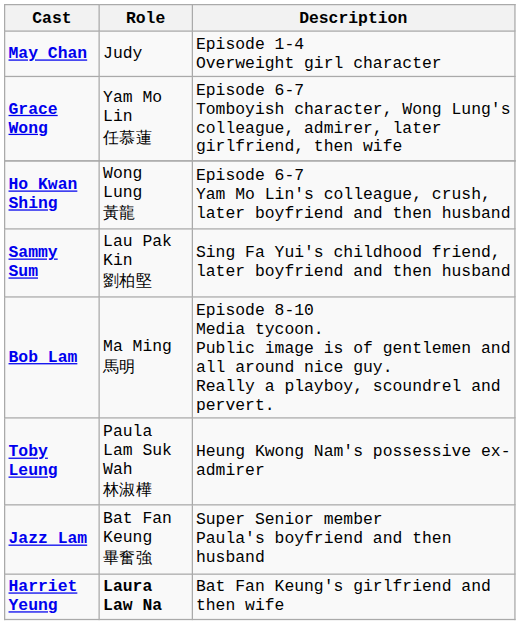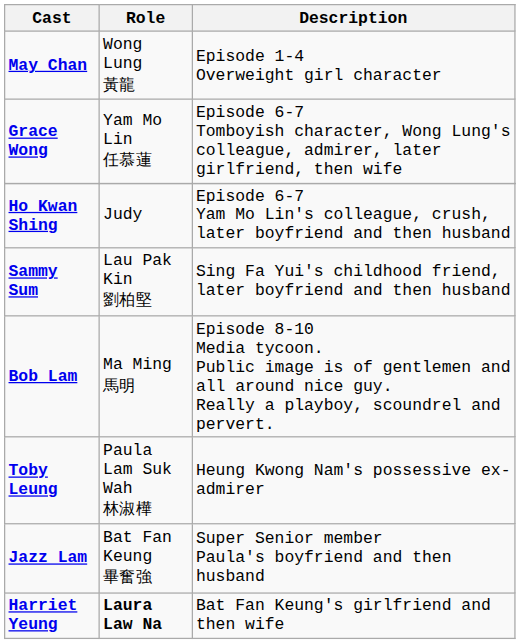(123, 54) Judy -> (123, 65) Wong Lung 黃龍
(123, 194) Wong Lung 黃龍 -> (123, 215) Judy
